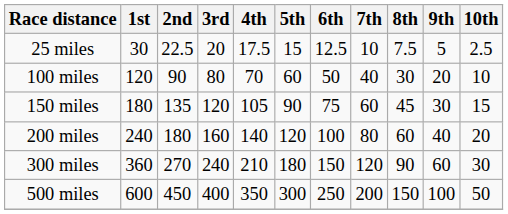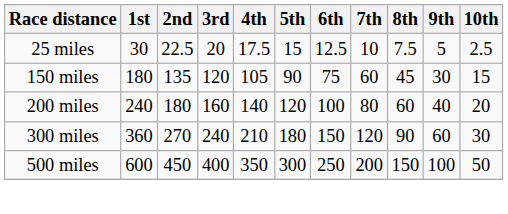- row: (63, 77)
